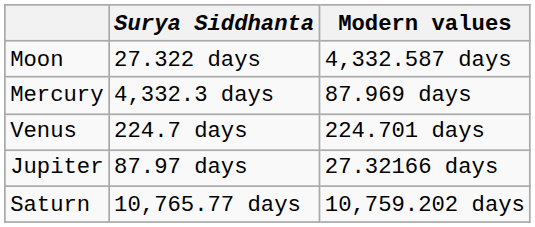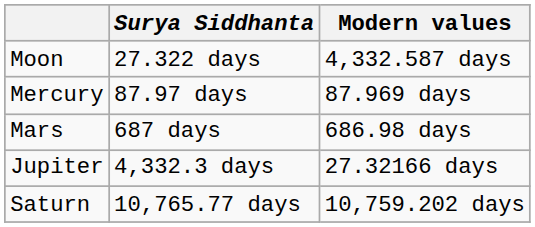(194, 95) 4,332.3 days -> (181, 95) 87.97 days
+ row: (37, 132)
- row: (44, 132)
(181, 168) 87.97 days -> (194, 168) 4,332.3 days
